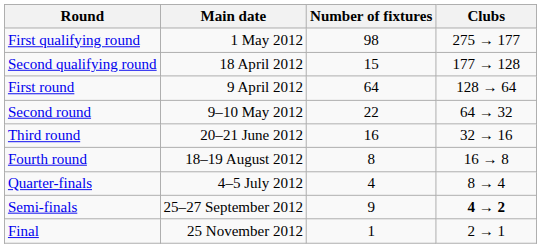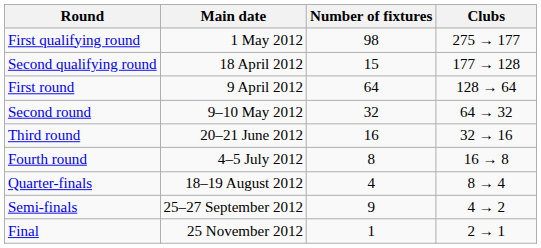(371, 111) 22 -> (371, 111) 32
(244, 159) 18–19 August 2012 -> (260, 159) 4–5 July 2012
(260, 183) 4–5 July 2012 -> (244, 183) 18–19 August 2012
(486, 207) bold -> (486, 207) normal
